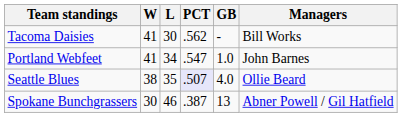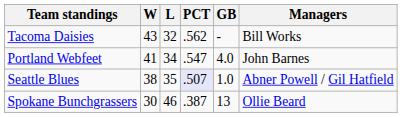(150, 36) 41 -> (150, 36) 43
(170, 36) 30 -> (170, 36) 32
(225, 58) 1.0 -> (225, 58) 4.0
(225, 79) 4.0 -> (225, 79) 1.0
(274, 79) Ollie Beard -> (318, 79) Abner Powell / Gil Hatfield
(318, 101) Abner Powell / Gil Hatfield -> (274, 101) Ollie Beard
